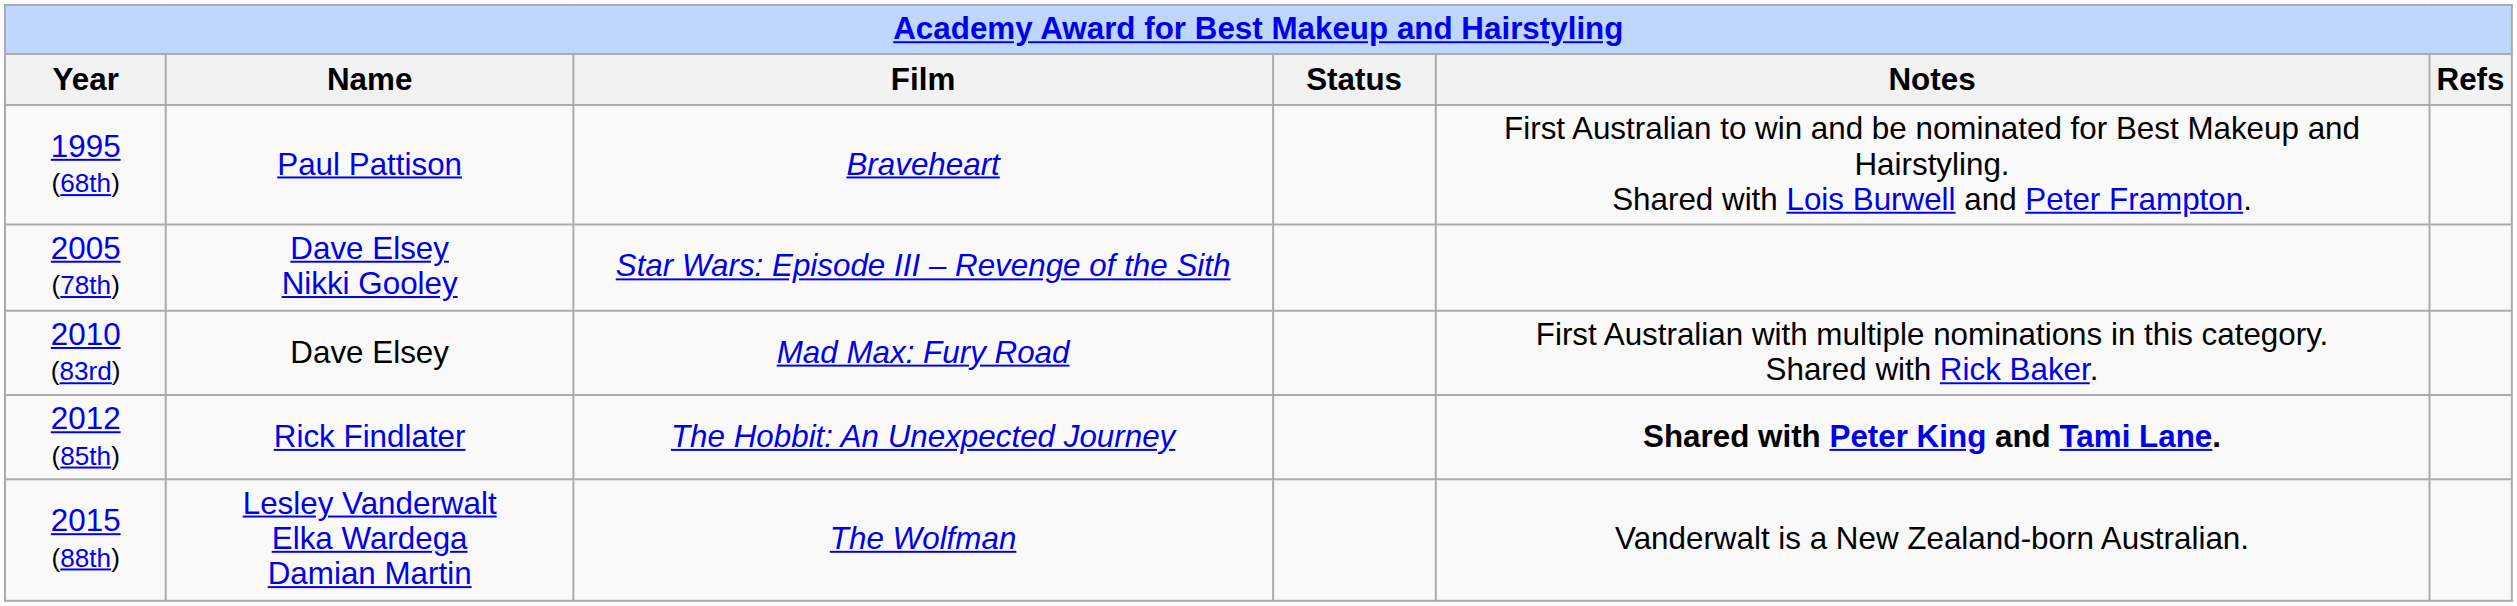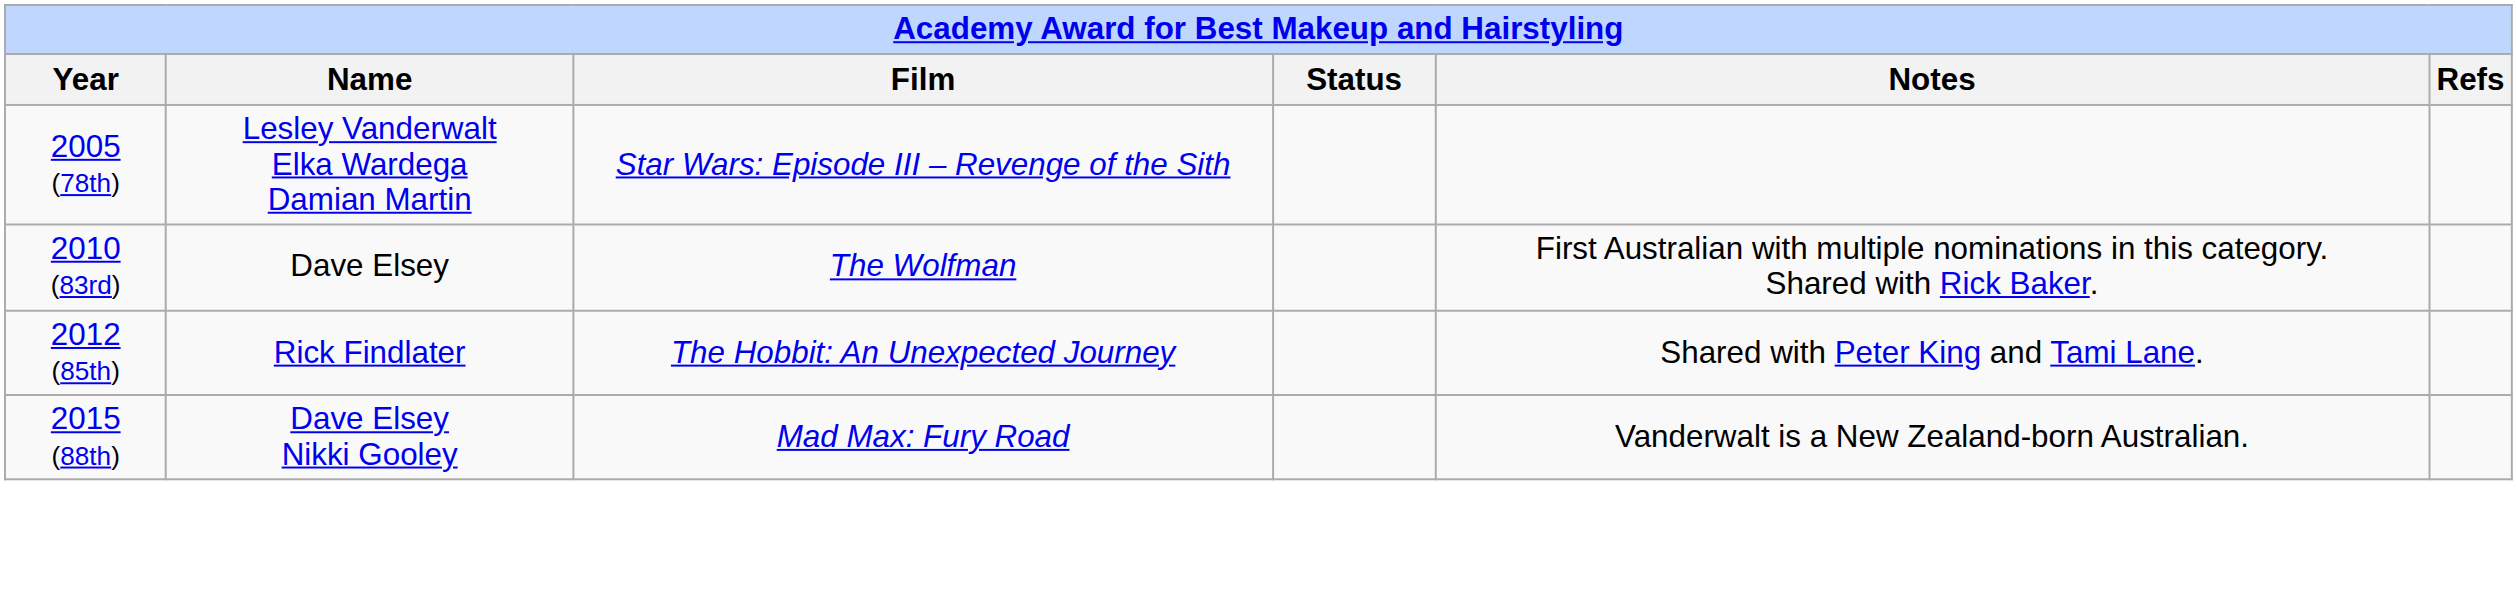- row: (86, 164)
(370, 266) Dave Elsey Nikki Gooley -> (370, 164) Lesley Vanderwalt Elka Wardega Damian Martin
(923, 351) Mad Max: Fury Road -> (923, 266) The Wolfman
(1932, 436) bold -> (1932, 351) normal
(370, 539) Lesley Vanderwalt Elka Wardega Damian Martin -> (370, 436) Dave Elsey Nikki Gooley
(923, 539) The Wolfman -> (923, 436) Mad Max: Fury Road
